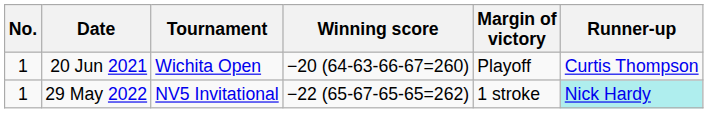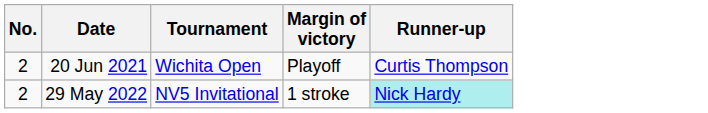- column: (378, 29)
(23, 66) 1 -> (23, 66) 2
(23, 94) 1 -> (23, 94) 2
